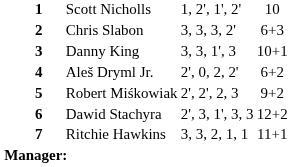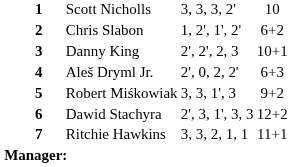(211, 9) 1, 2', 1', 2' -> (208, 9) 3, 3, 3, 2'
(208, 30) 3, 3, 3, 2' -> (211, 30) 1, 2', 1', 2'
(272, 30) 6+3 -> (272, 30) 6+2
(208, 51) 3, 3, 1', 3 -> (210, 51) 2', 2', 2, 3
(272, 72) 6+2 -> (272, 72) 6+3
(210, 93) 2', 2', 2, 3 -> (208, 93) 3, 3, 1', 3
